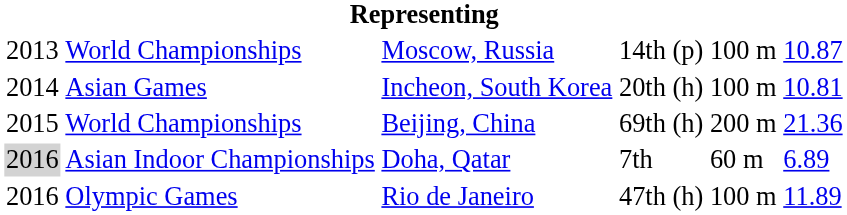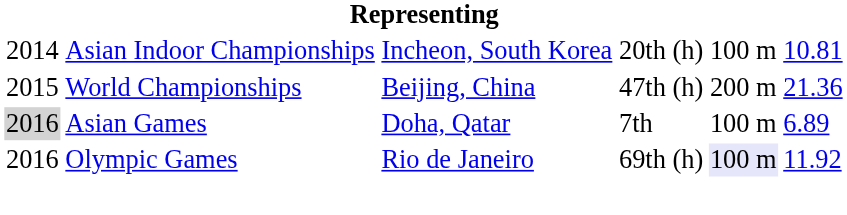- row: (468, 50)
(136, 87) Asian Games -> (220, 50) Asian Indoor Championships
(661, 123) 69th (h) -> (661, 87) 47th (h)
(220, 159) Asian Indoor Championships -> (136, 123) Asian Games
(737, 159) 60 m -> (743, 123) 100 m
(661, 195) 47th (h) -> (661, 159) 69th (h)
(743, 195) no background -> (743, 159) lavender background
(812, 195) 11.89 -> (812, 159) 11.92
